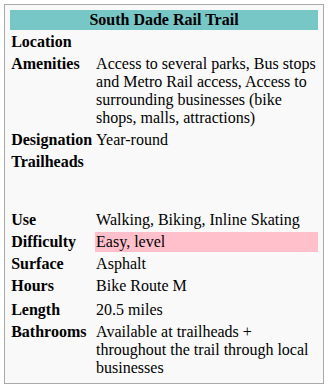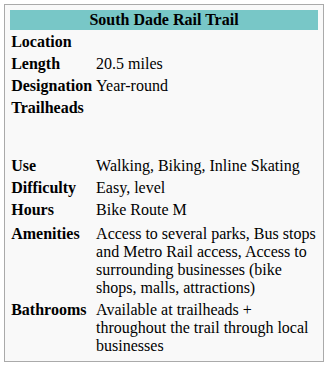rows swapped: (36, 310) <-> (45, 64)
(131, 242) pink background -> (131, 188) no background
- row: (37, 264)
